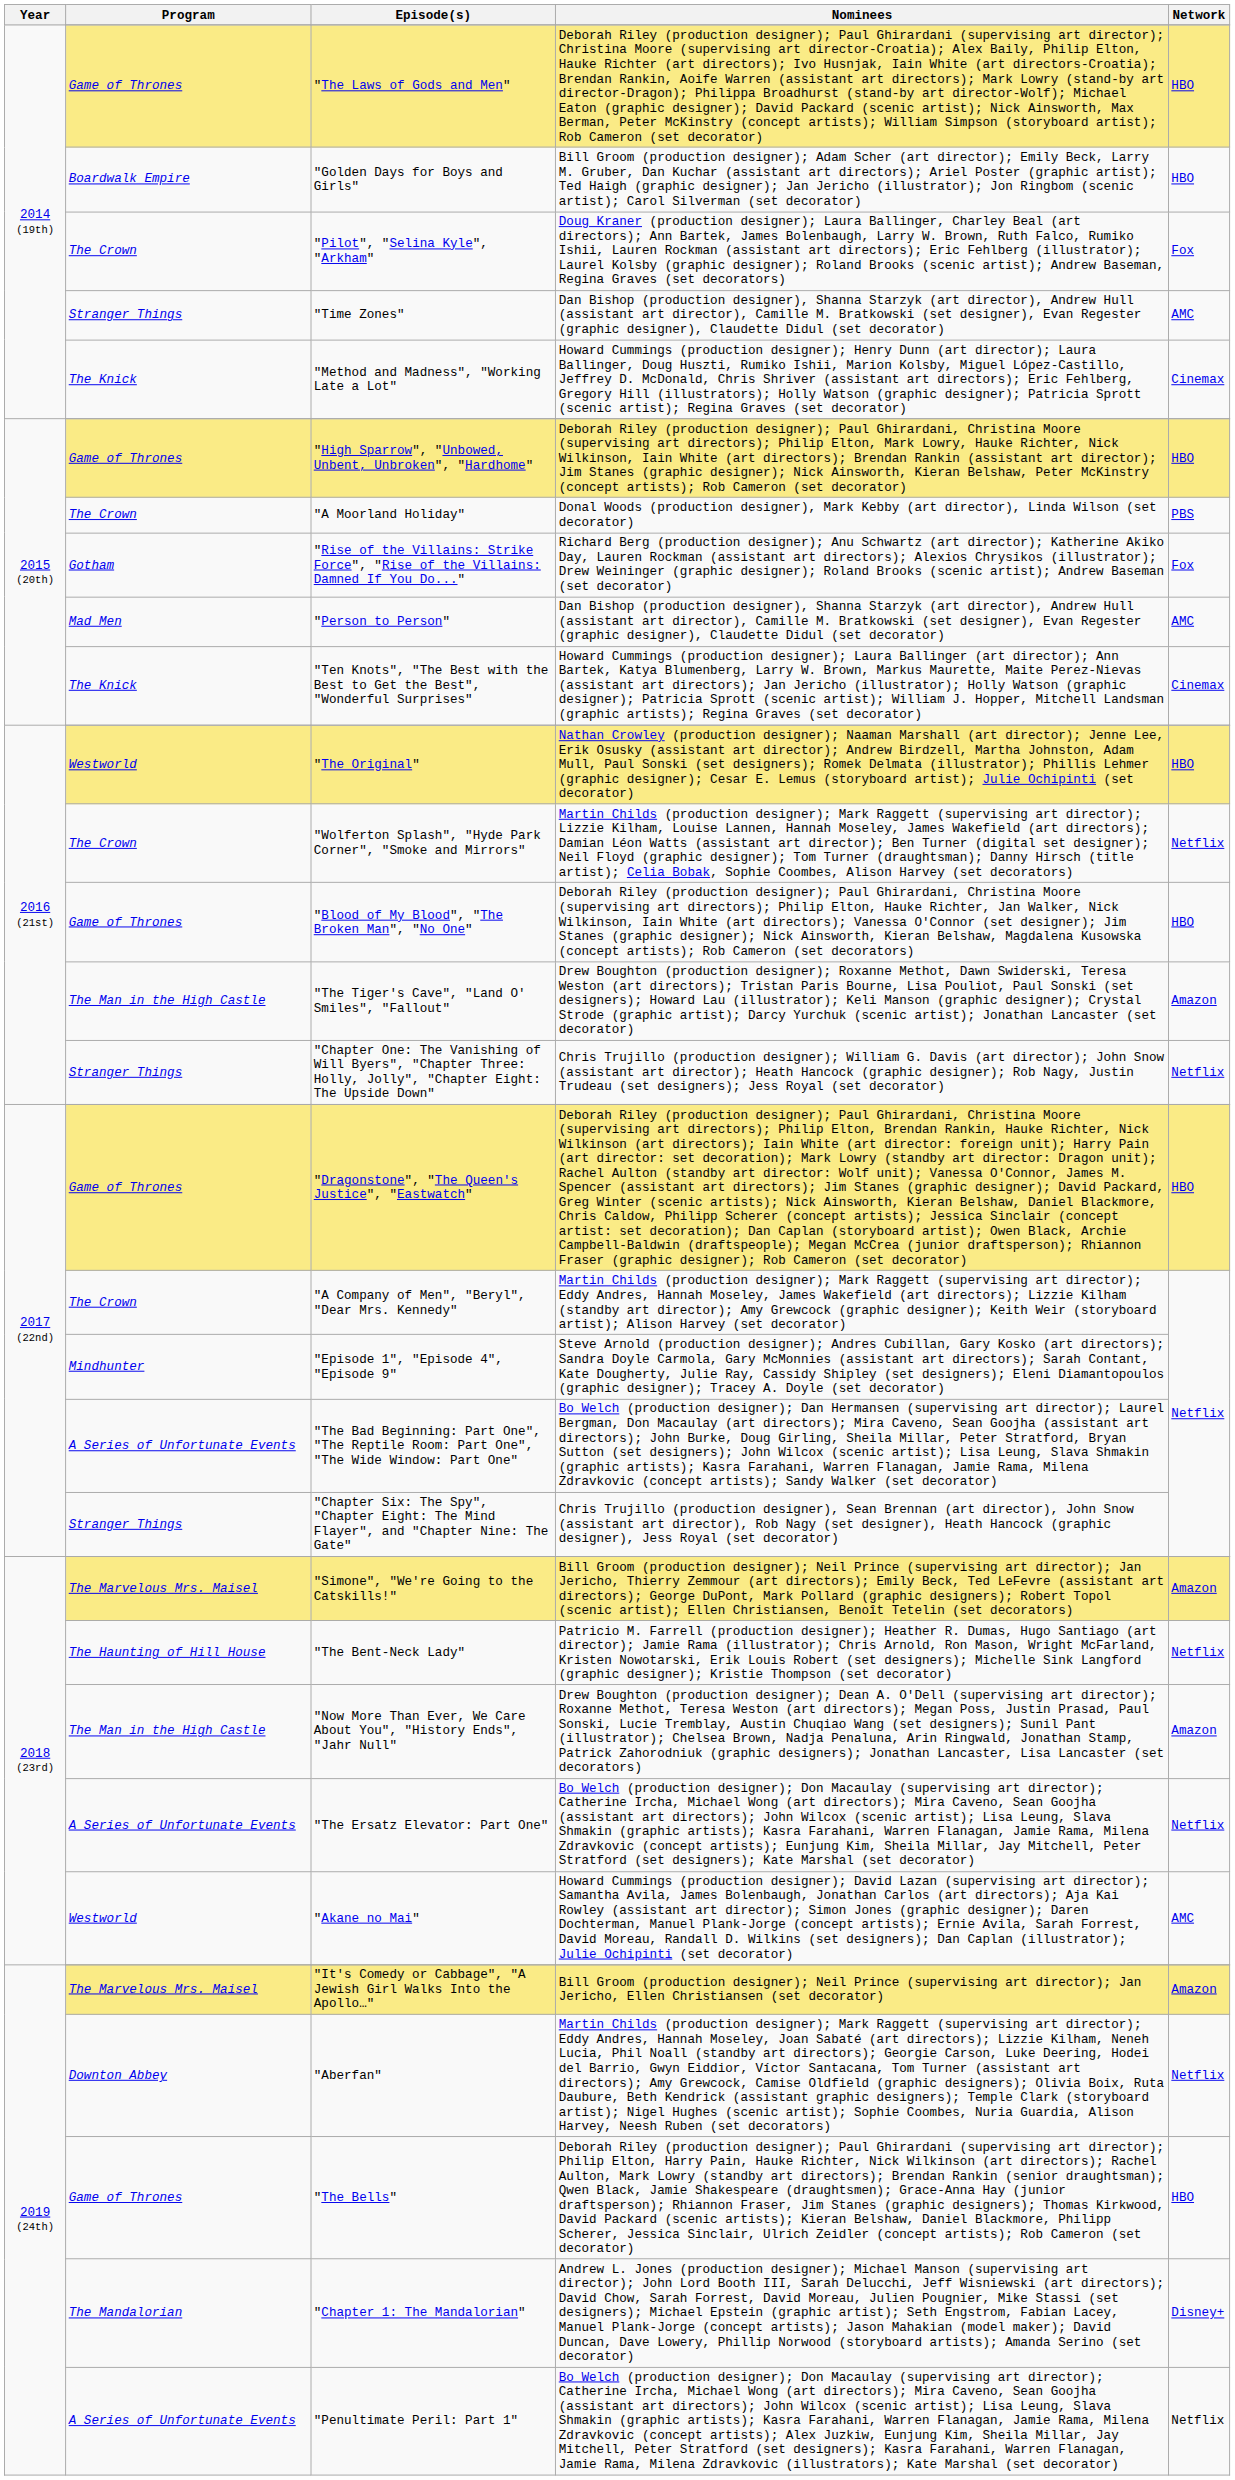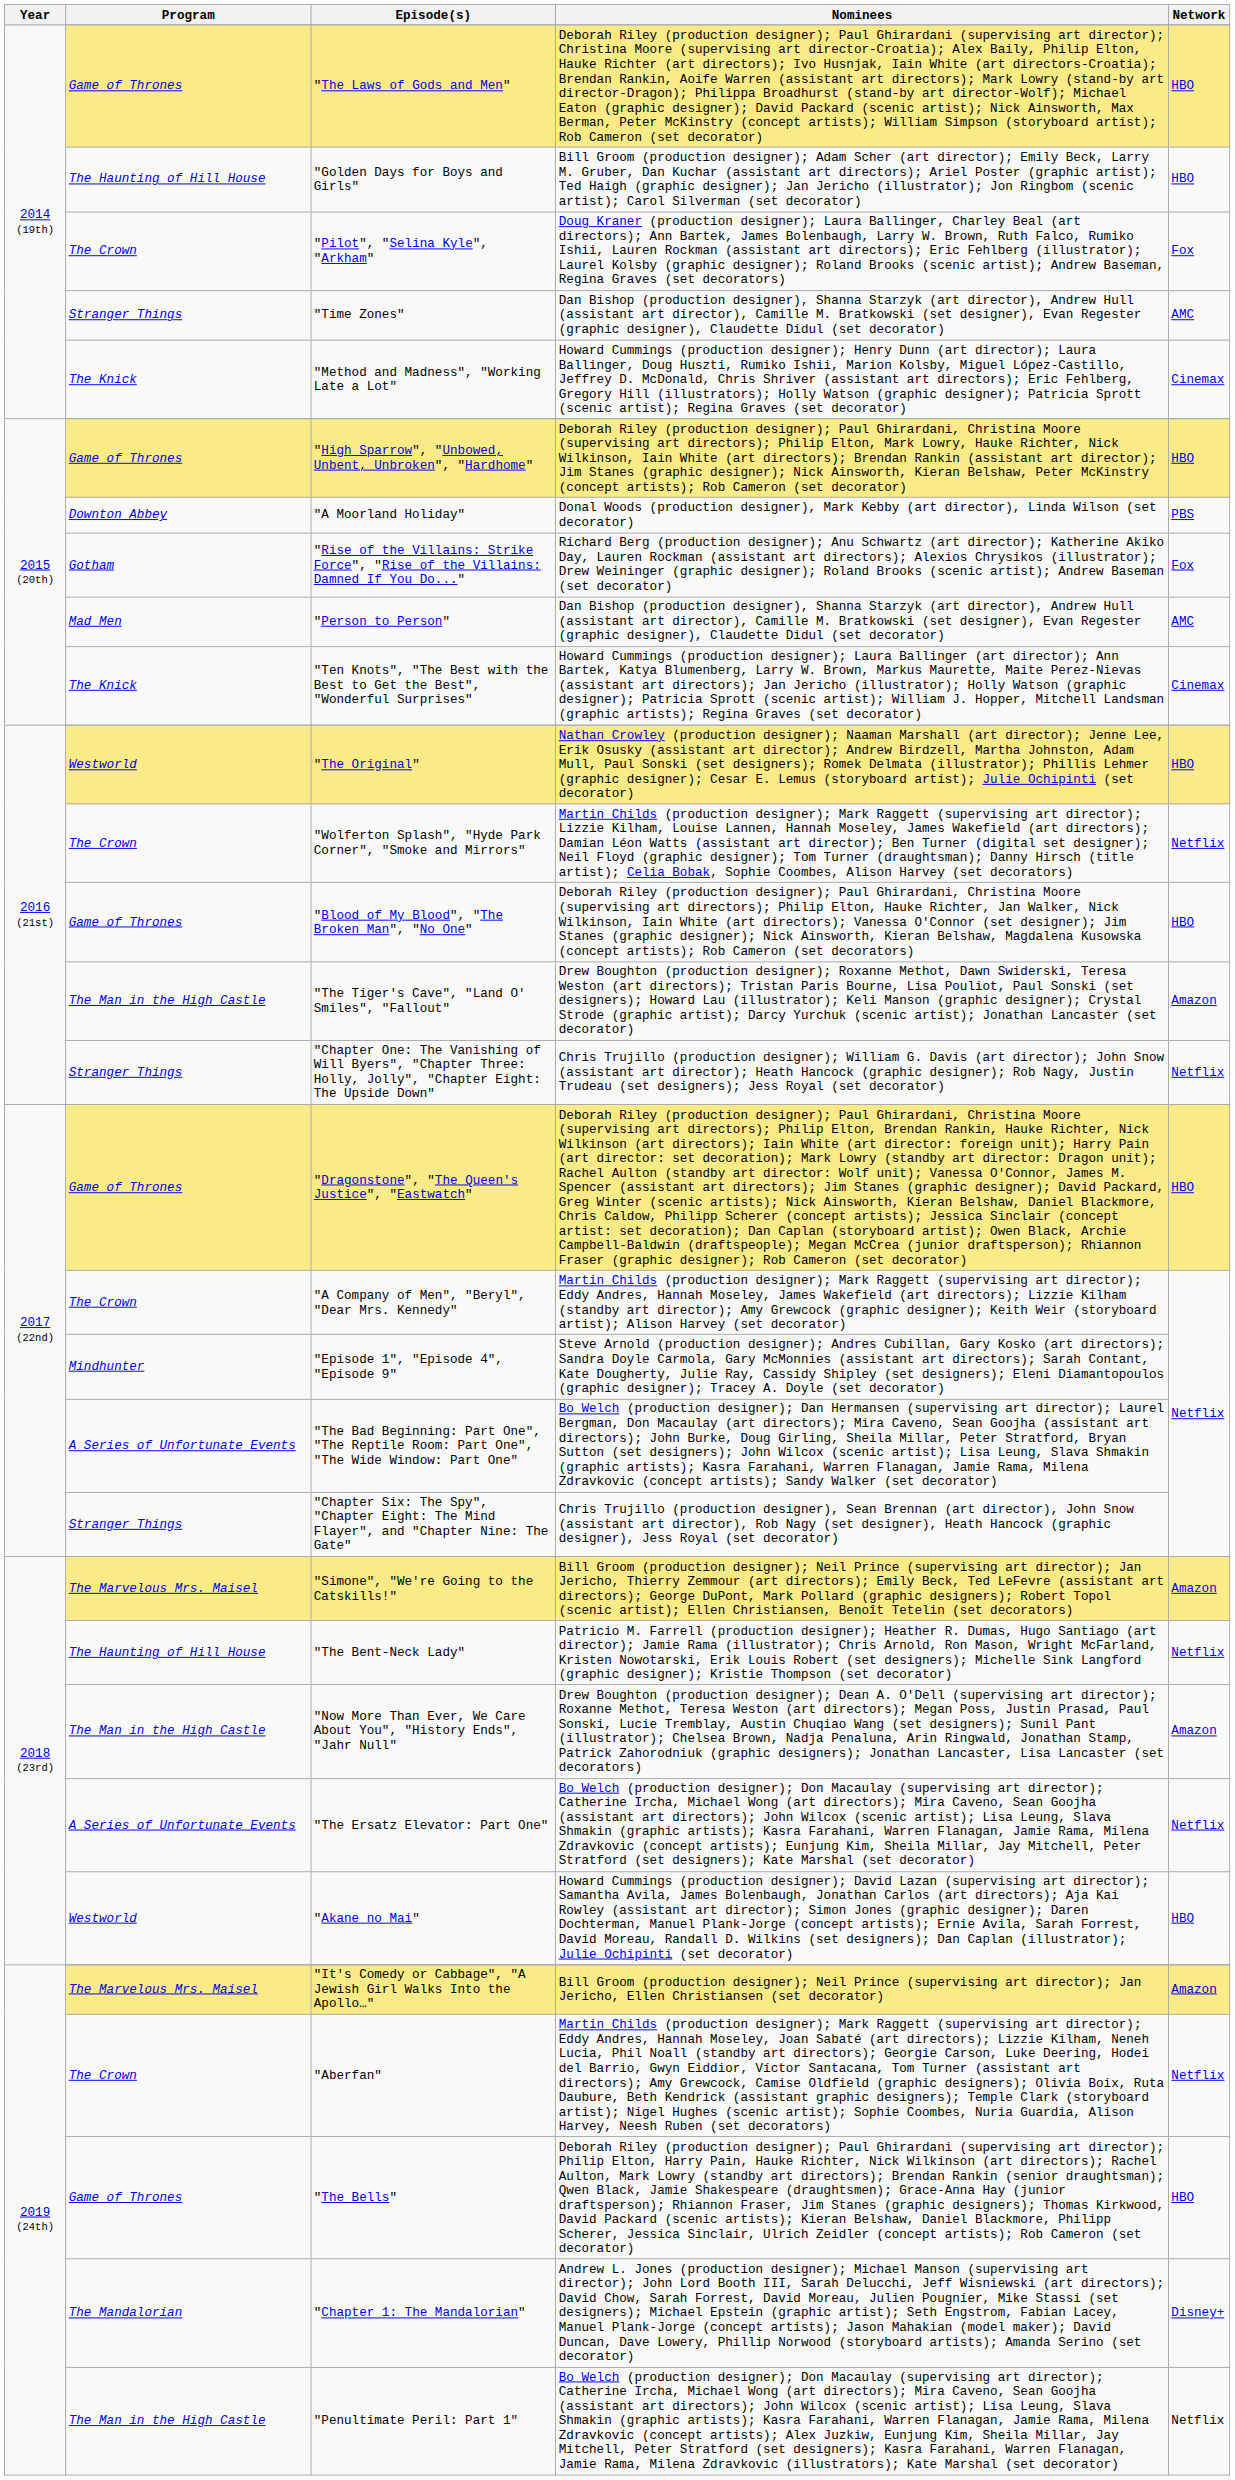(129, 180) Boardwalk Empire -> (167, 180) The Haunting of Hill House
(103, 515) The Crown -> (118, 515) Downton Abbey
(1183, 1918) AMC -> (1183, 1918) HBO
(118, 2076) Downton Abbey -> (103, 2076) The Crown
(182, 2421) A Series of Unfortunate Events -> (167, 2421) The Man in the High Castle
